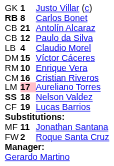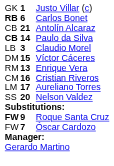(23, 18) 8 -> (23, 18) 6
(11, 38) normal -> (11, 38) bold
(25, 38) 12 -> (25, 38) 14
(23, 48) 4 -> (23, 48) 3
(25, 67) 10 -> (25, 67) 13
(25, 87) pink background -> (25, 87) no background
(11, 97) bold -> (11, 97) normal
(25, 97) 18 -> (25, 97) 20
- row: (63, 107)
- row: (72, 127)
(12, 137) normal -> (12, 117) bold
(23, 137) 2 -> (23, 117) 9
+ row: (66, 127)
